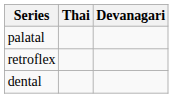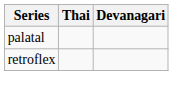- row: (25, 81)
